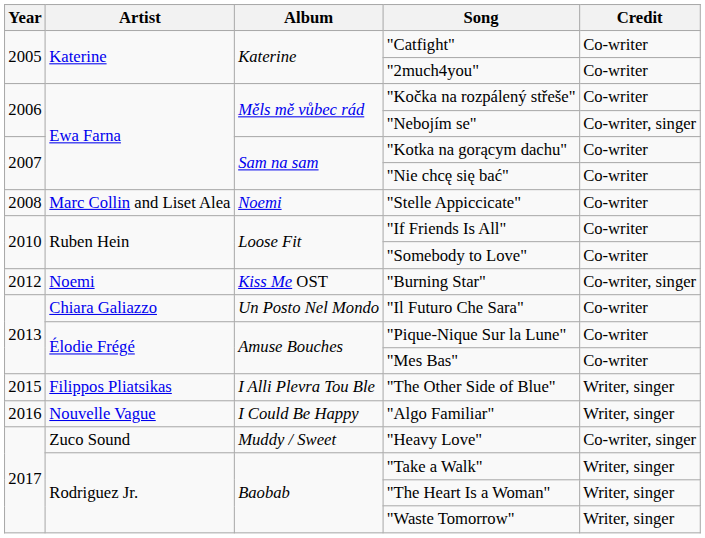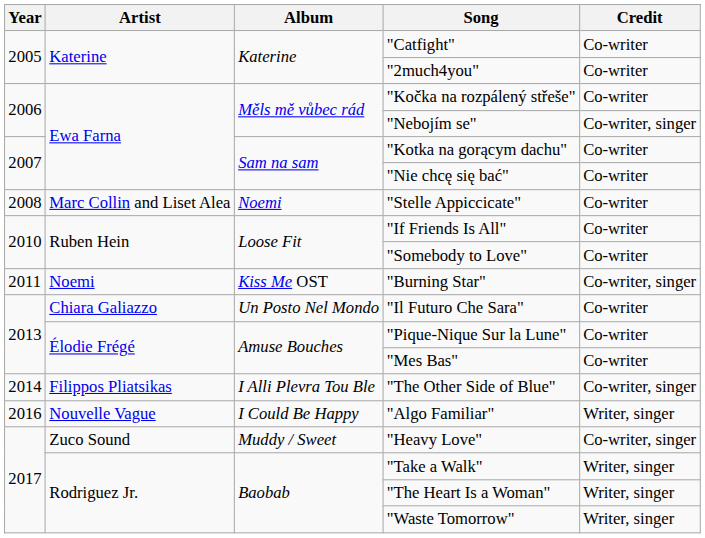(25, 281) 2012 -> (25, 281) 2011
(25, 387) 2015 -> (25, 387) 2014
(629, 387) Writer, singer -> (640, 387) Co-writer, singer
